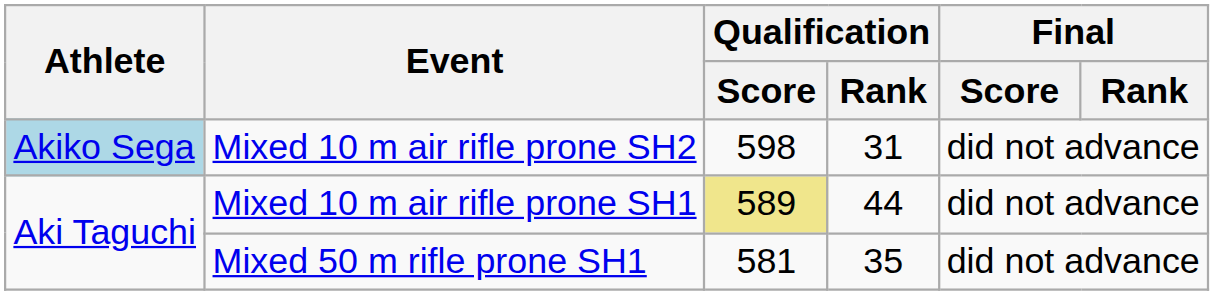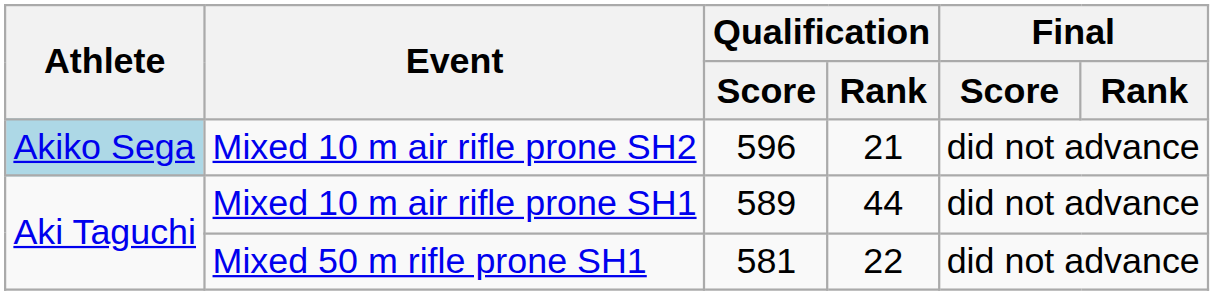(766, 146) 598 -> (766, 146) 596
(883, 146) 31 -> (883, 146) 21
(766, 203) khaki background -> (766, 203) no background
(883, 260) 35 -> (883, 260) 22
